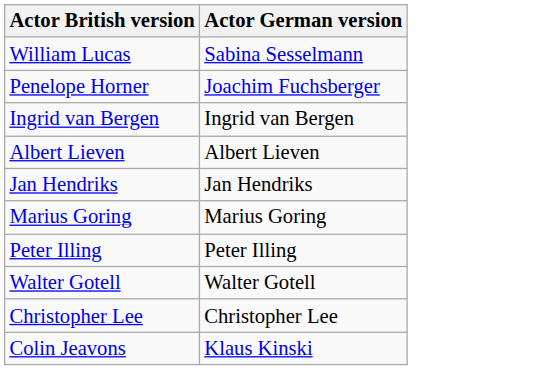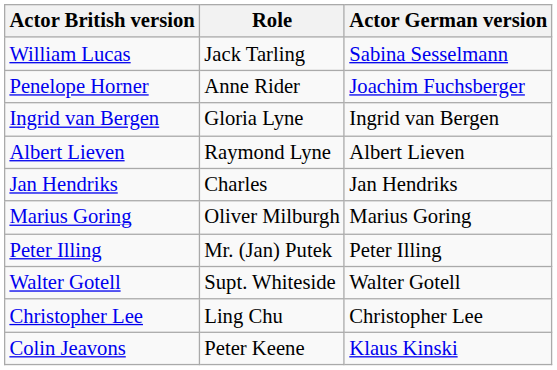+ column: (272, 20)
